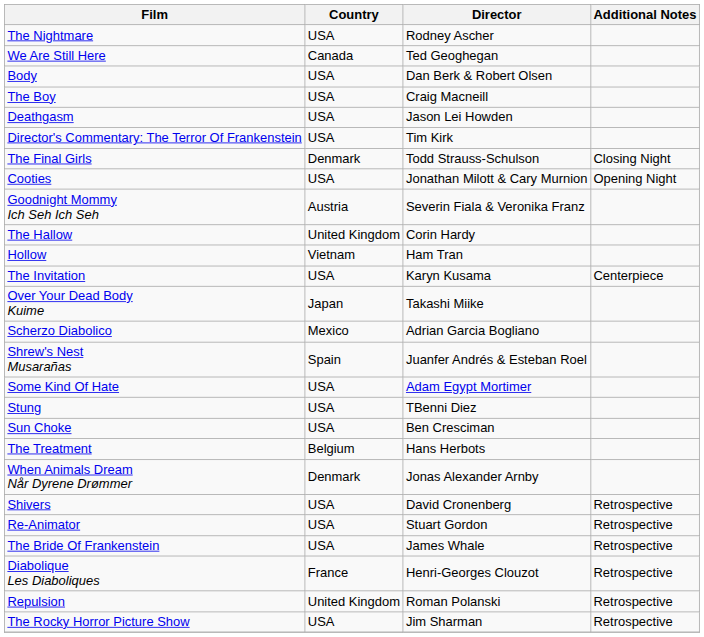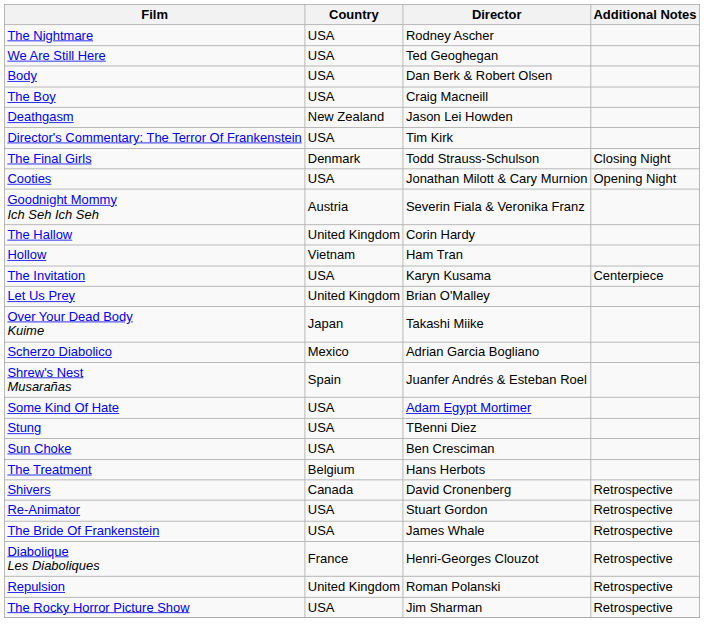(330, 55) Canada -> (321, 55) USA
(321, 117) USA -> (346, 117) New Zealand
+ row: (41, 296)
- row: (70, 476)
(321, 504) USA -> (330, 490) Canada
